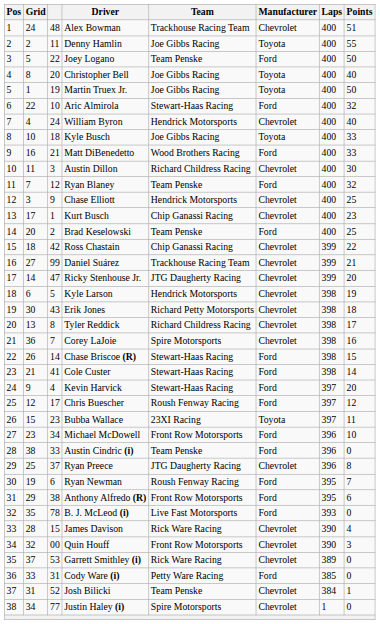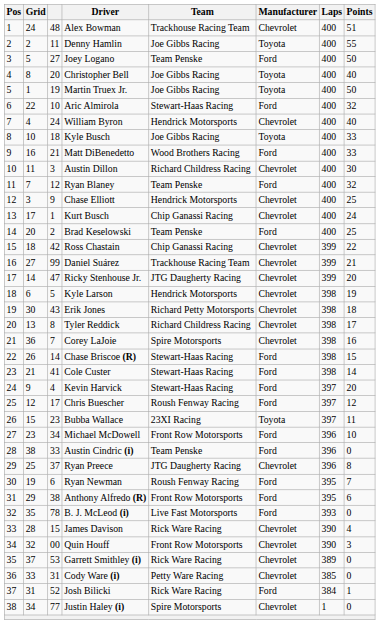(55, 58) 22 -> (55, 58) 27
(351, 215) 23 -> (351, 215) 24
(268, 575) Ford -> (278, 575) Chevrolet
(177, 591) Team Penske -> (186, 591) Rick Ware Racing
(278, 591) Chevrolet -> (268, 591) Ford
